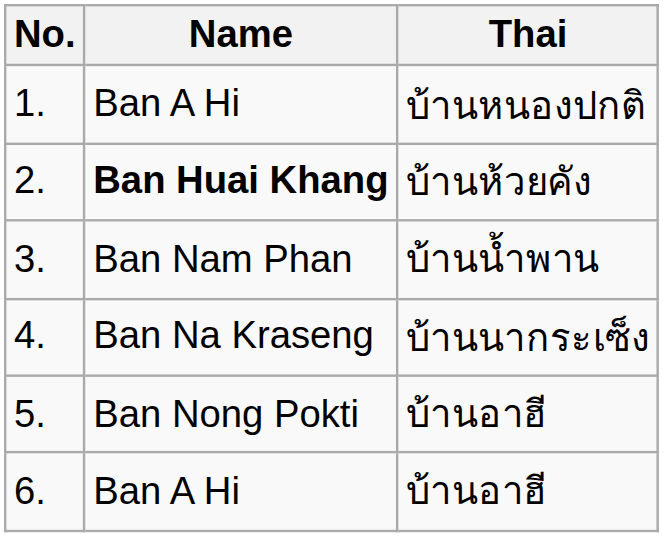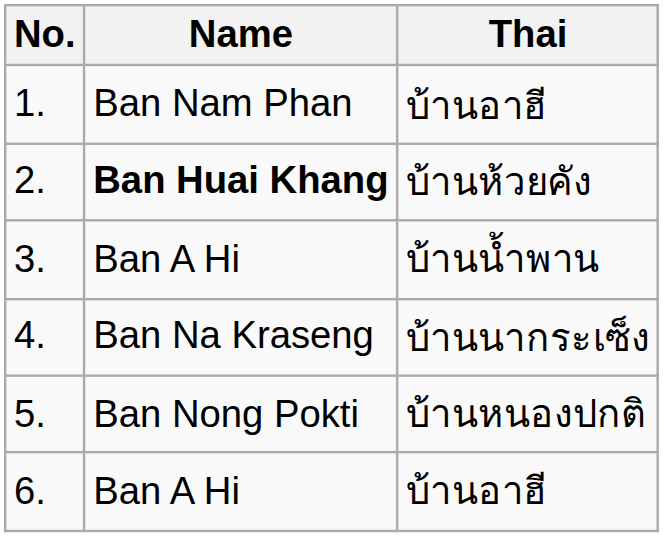(167, 103) Ban A Hi -> (223, 103) Ban Nam Phan
(526, 105) บ้านหนองปกติ -> (477, 105) บ้านอาฮี
(223, 258) Ban Nam Phan -> (167, 258) Ban A Hi
(477, 414) บ้านอาฮี -> (526, 414) บ้านหนองปกติ
